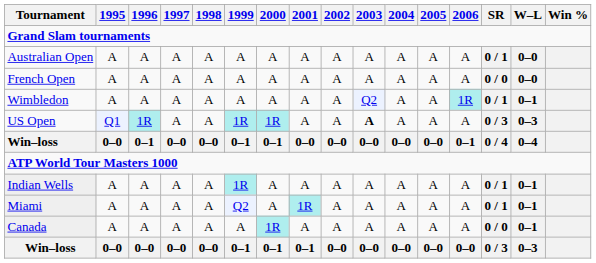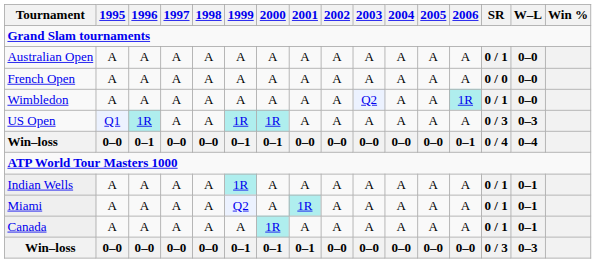(528, 99) 0–1 -> (528, 99) 0–0
(369, 120) bold -> (369, 120) normal
(496, 226) 0 / 0 -> (496, 226) 0 / 1
